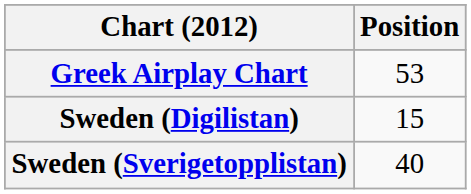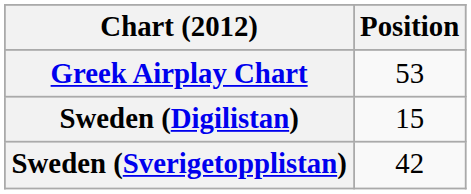(410, 164) 40 -> (410, 164) 42
